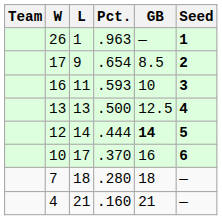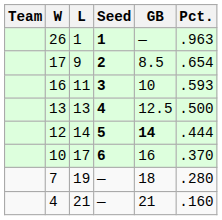columns swapped: (114, 16) <-> (197, 16)
(82, 179) 18 -> (82, 179) 19
